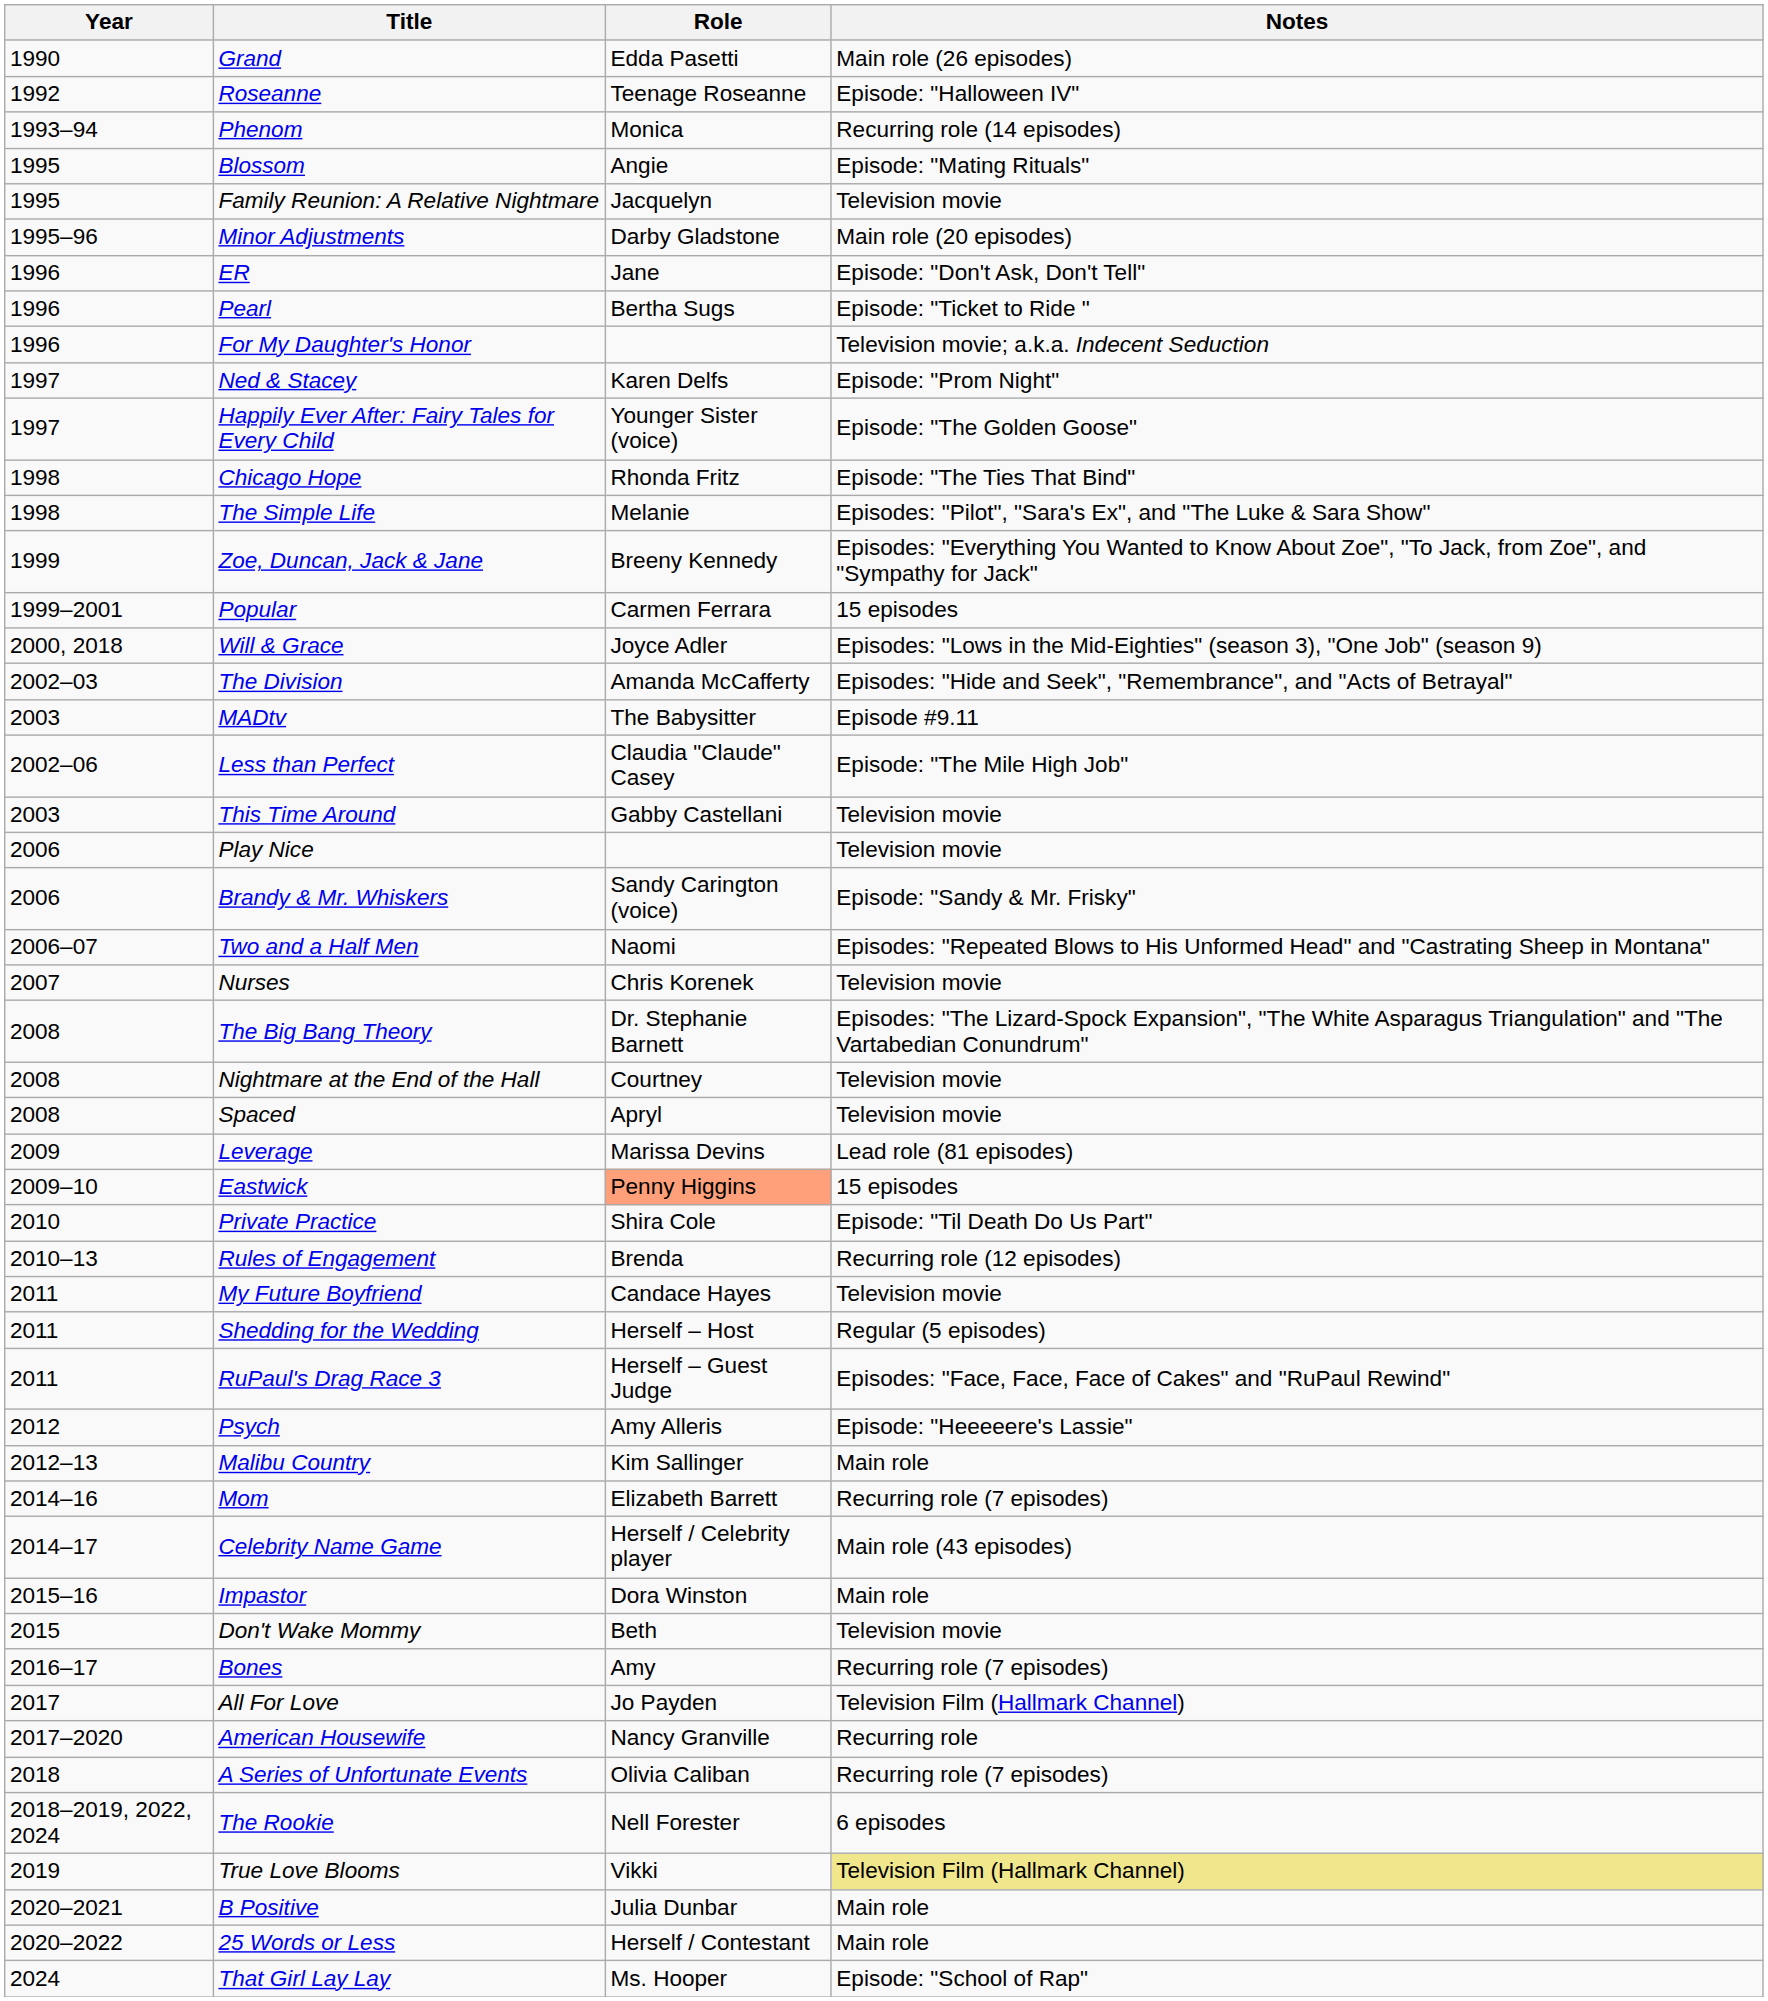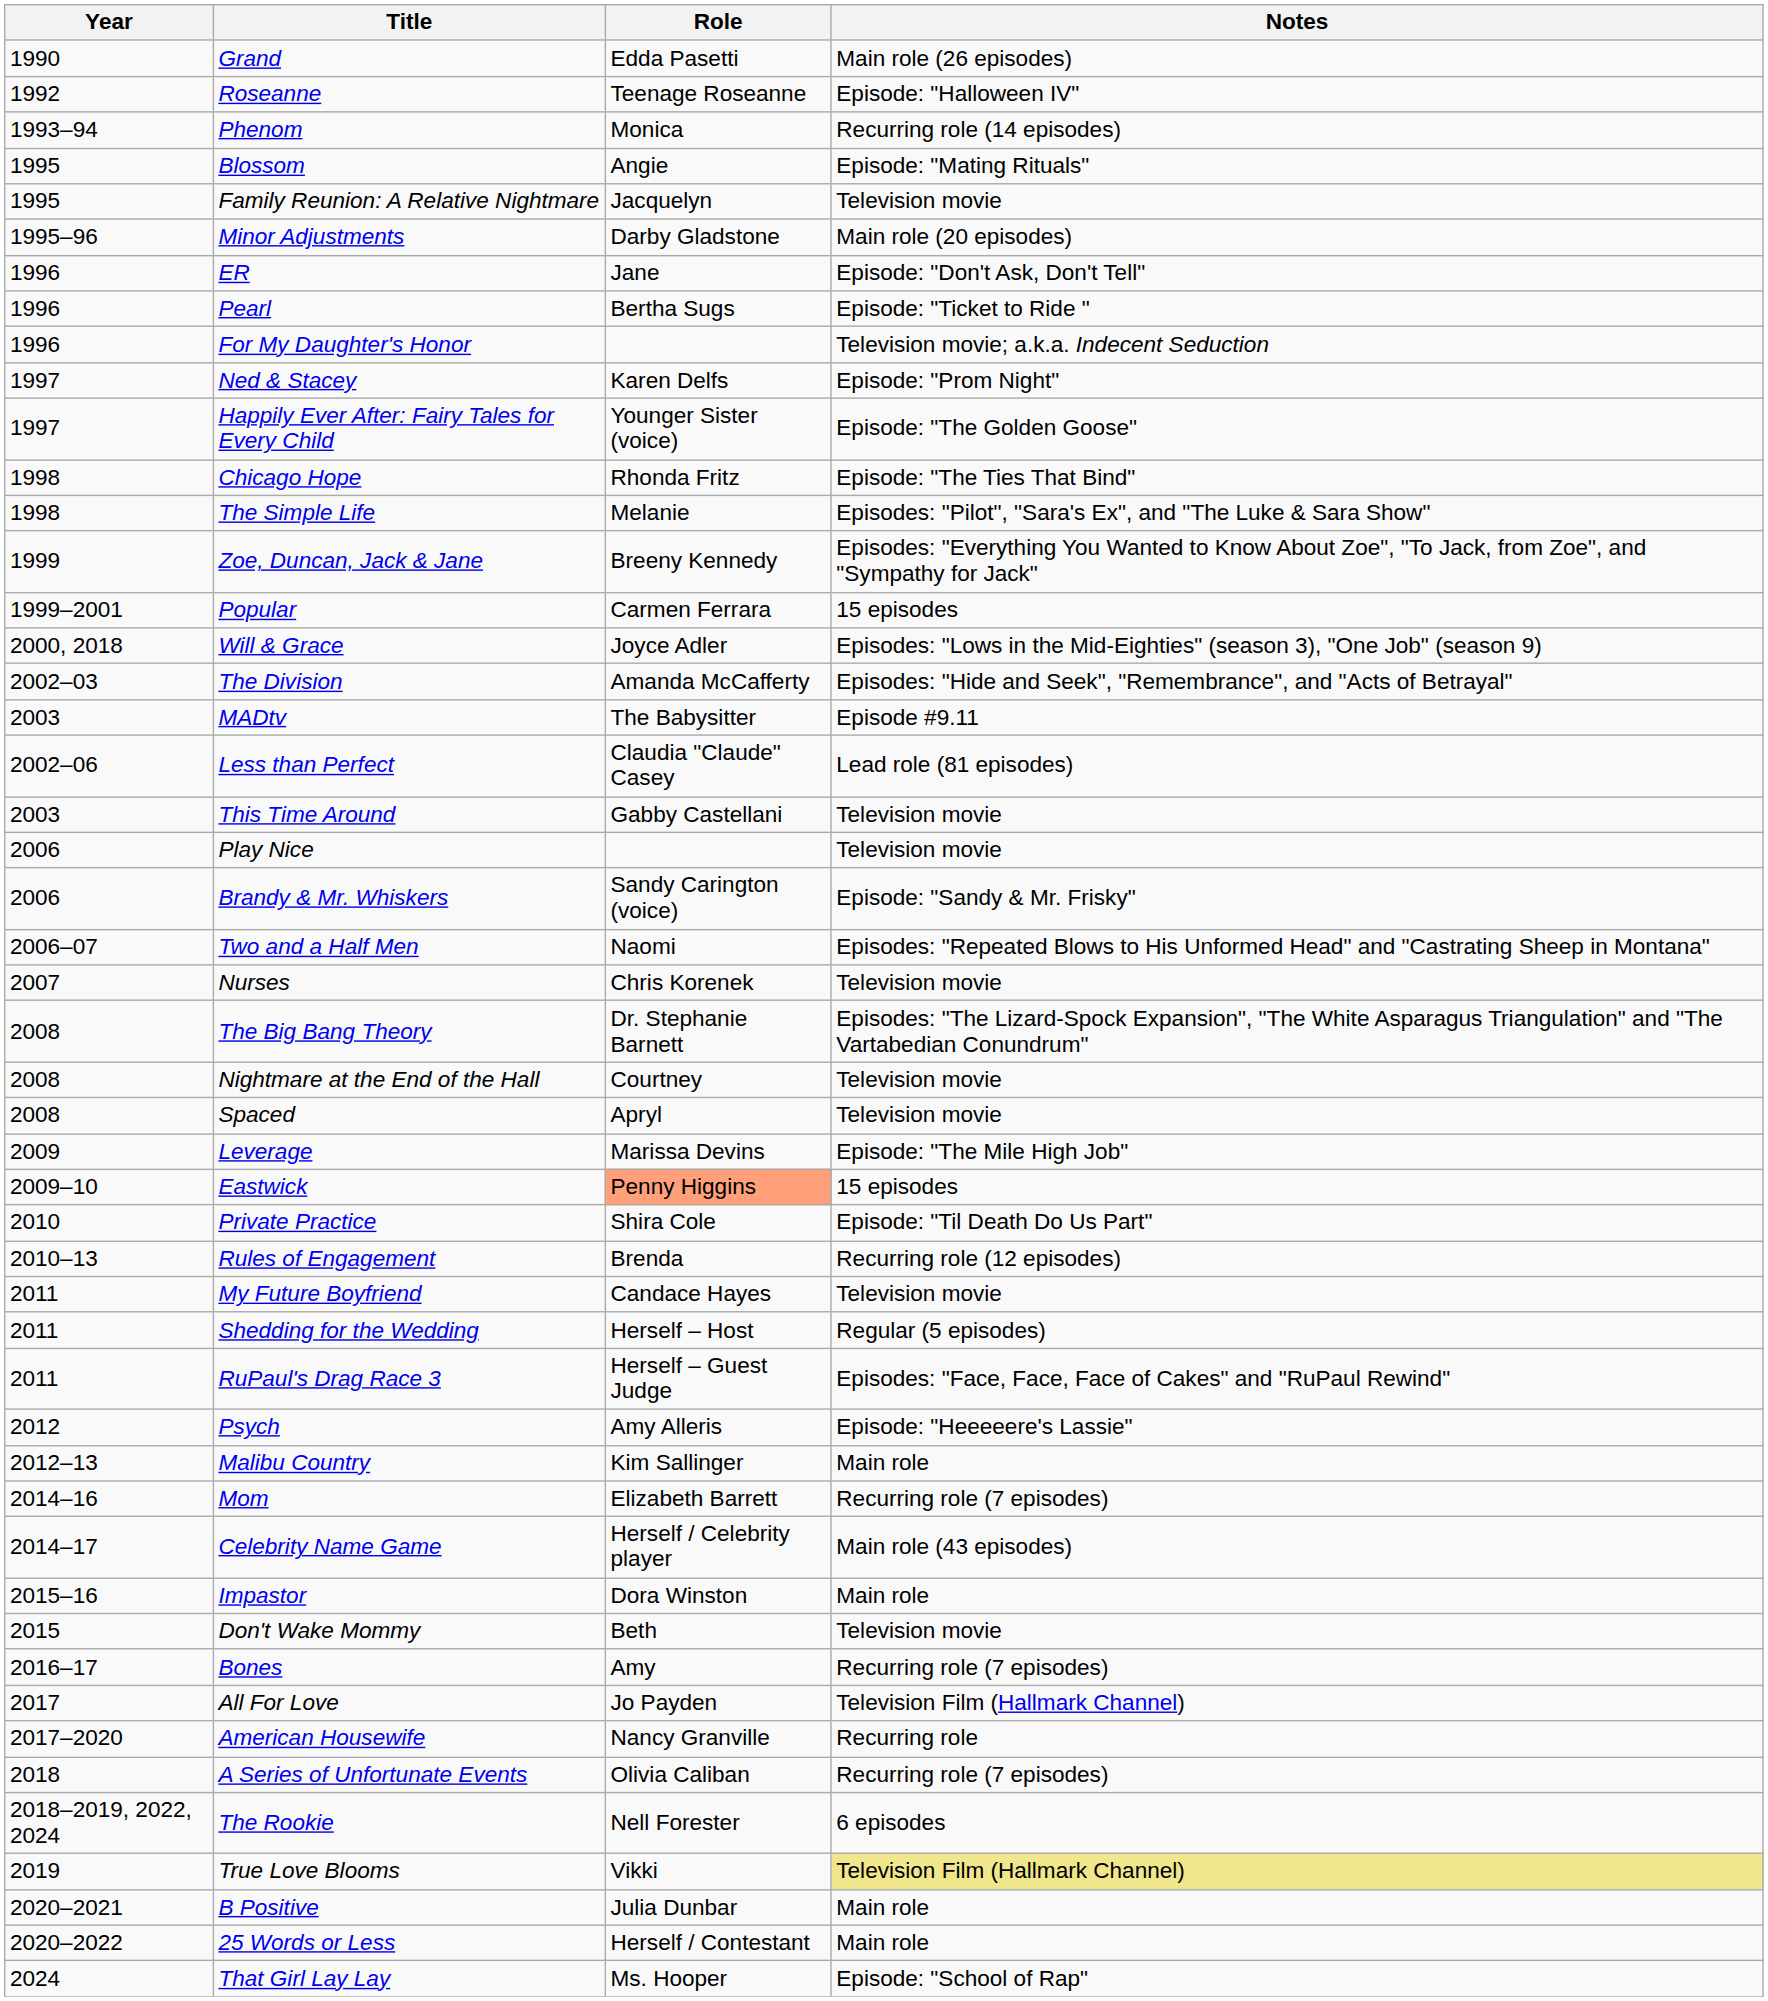(982, 765) Episode: "The Mile High Job" -> (955, 765) Lead role (81 episodes)
(955, 1151) Lead role (81 episodes) -> (982, 1151) Episode: "The Mile High Job"
